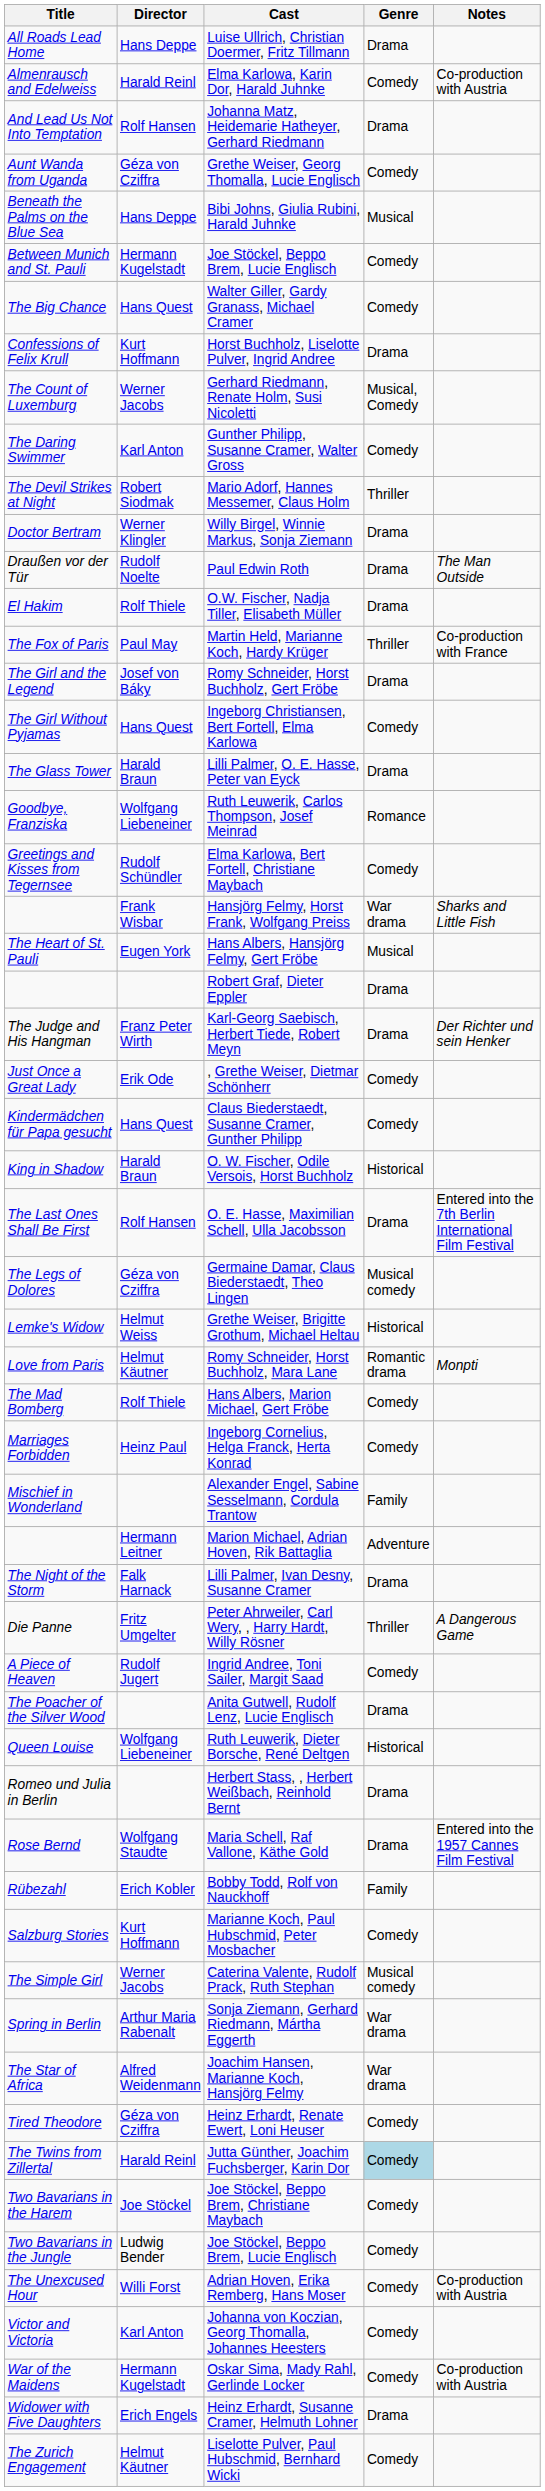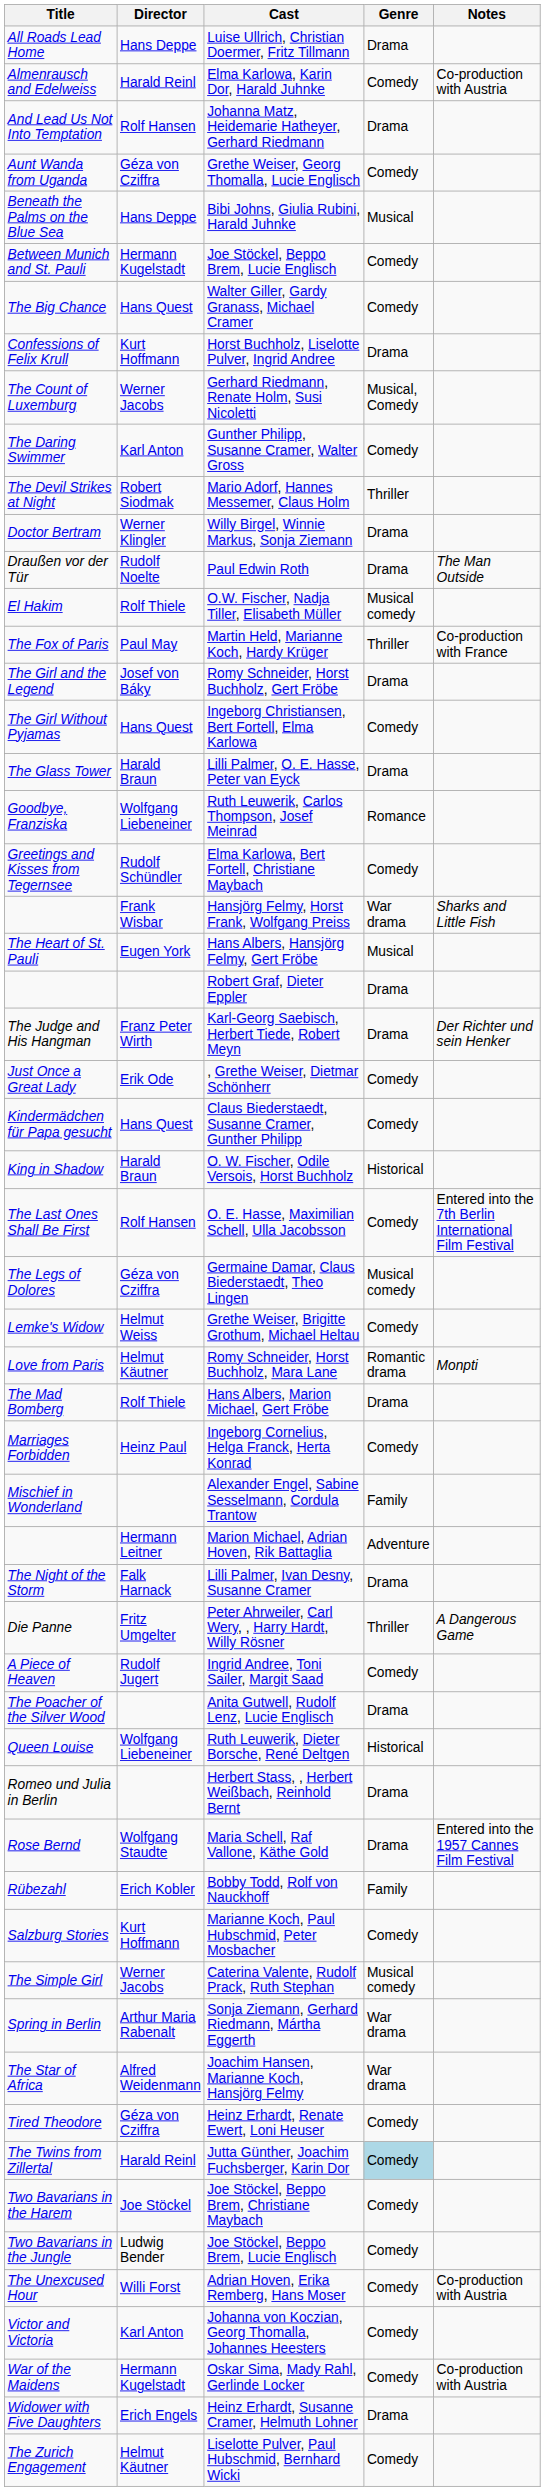(388, 607) Drama -> (391, 607) Musical comedy
(388, 1222) Drama -> (393, 1222) Comedy
(395, 1327) Historical -> (393, 1327) Comedy
(393, 1402) Comedy -> (388, 1402) Drama
